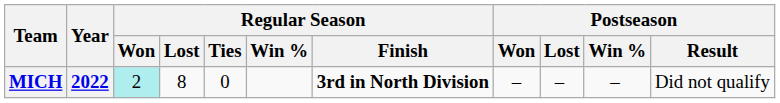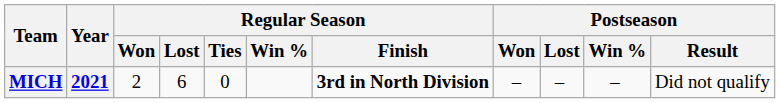(90, 82) 2022 -> (90, 82) 2021
(136, 82) paleturquoise background -> (136, 82) no background
(182, 82) 8 -> (182, 82) 6
